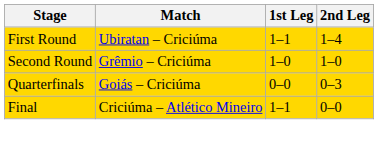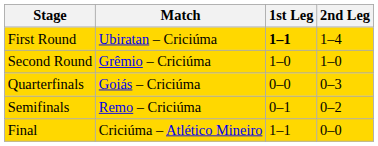(280, 38) normal -> (280, 38) bold
+ row: (39, 107)
